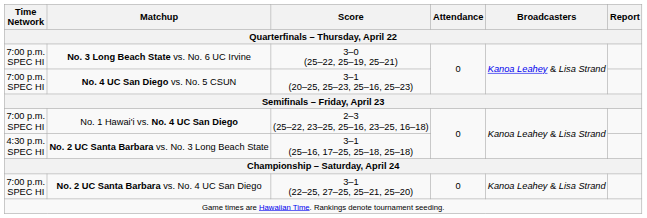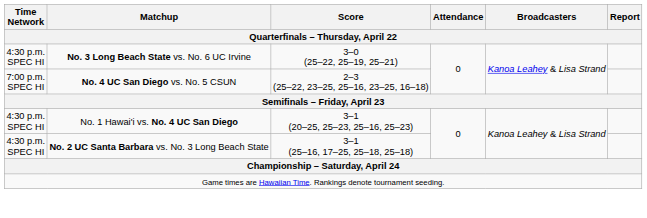(26, 57) 7:00 p.m. SPEC HI -> (26, 57) 4:30 p.m. SPEC HI
(351, 82) 3–1 (20–25, 25–23, 25–16, 25–23) -> (351, 82) 2–3 (25–22, 23–25, 25–16, 23–25, 16–18)
(26, 122) 7:00 p.m. SPEC HI -> (26, 122) 4:30 p.m. SPEC HI
(351, 122) 2–3 (25–22, 23–25, 25–16, 23–25, 16–18) -> (351, 122) 3–1 (20–25, 25–23, 25–16, 25–23)
- row: (159, 186)
